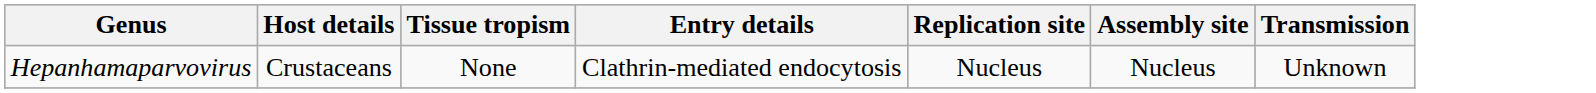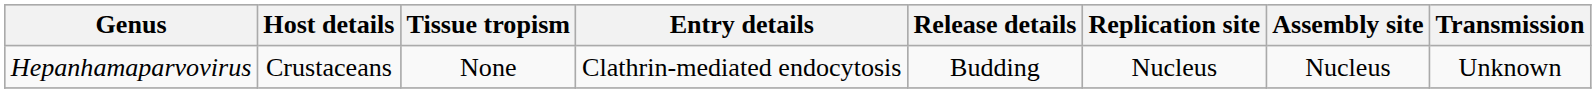+ column: (995, 25)
